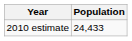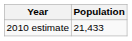(89, 28) 24,433 -> (89, 28) 21,433
